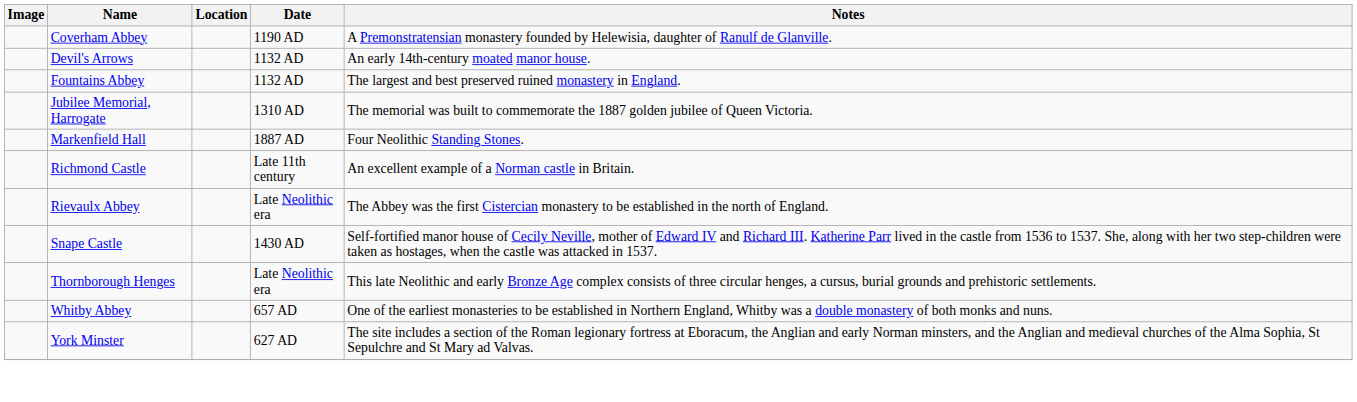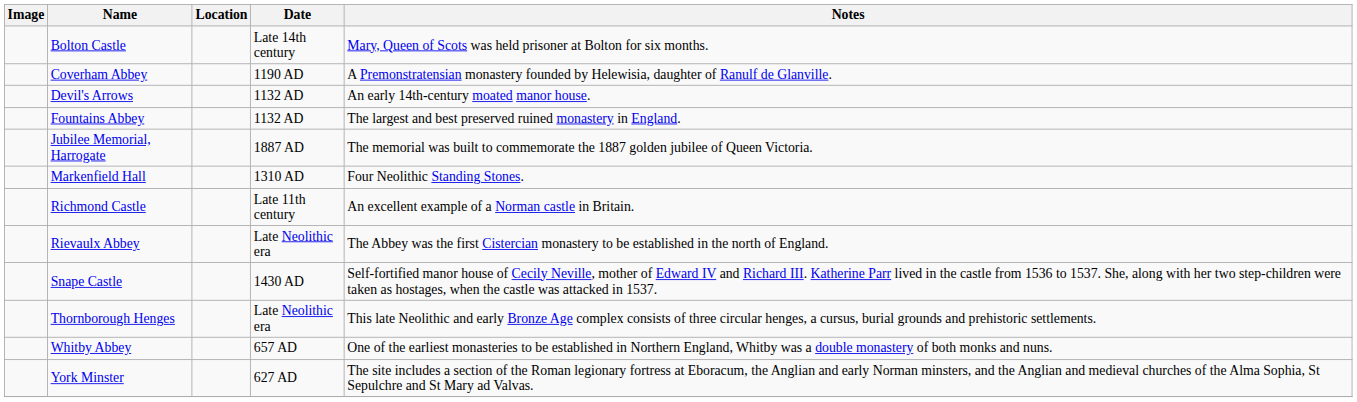+ row: (88, 44)
(279, 110) 1310 AD -> (279, 147) 1887 AD
(279, 140) 1887 AD -> (279, 177) 1310 AD
